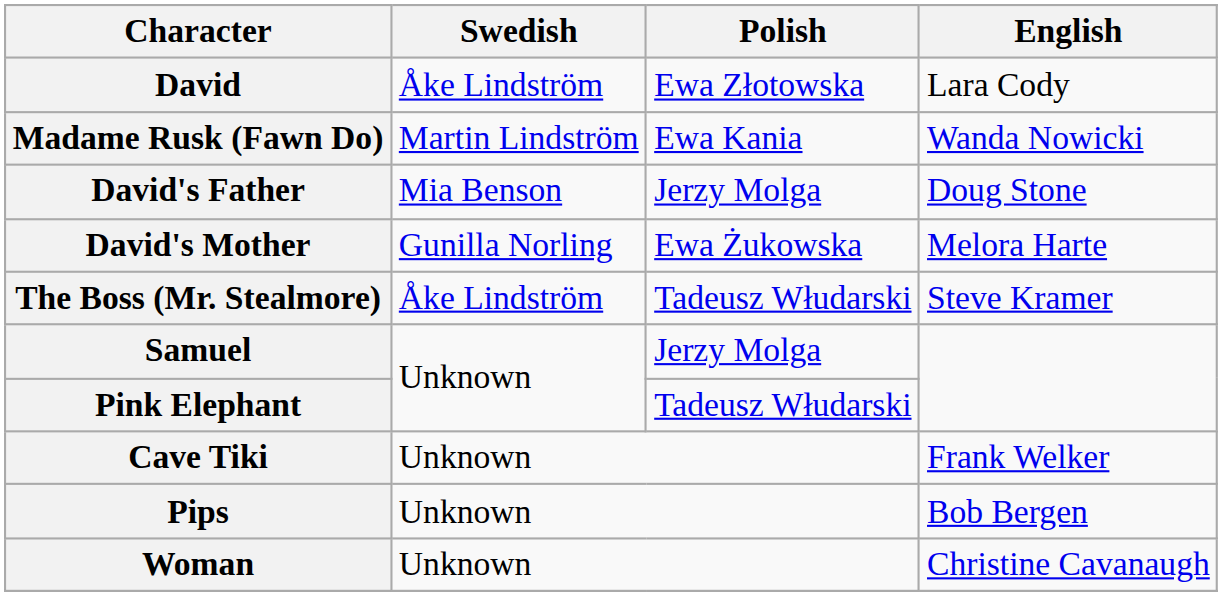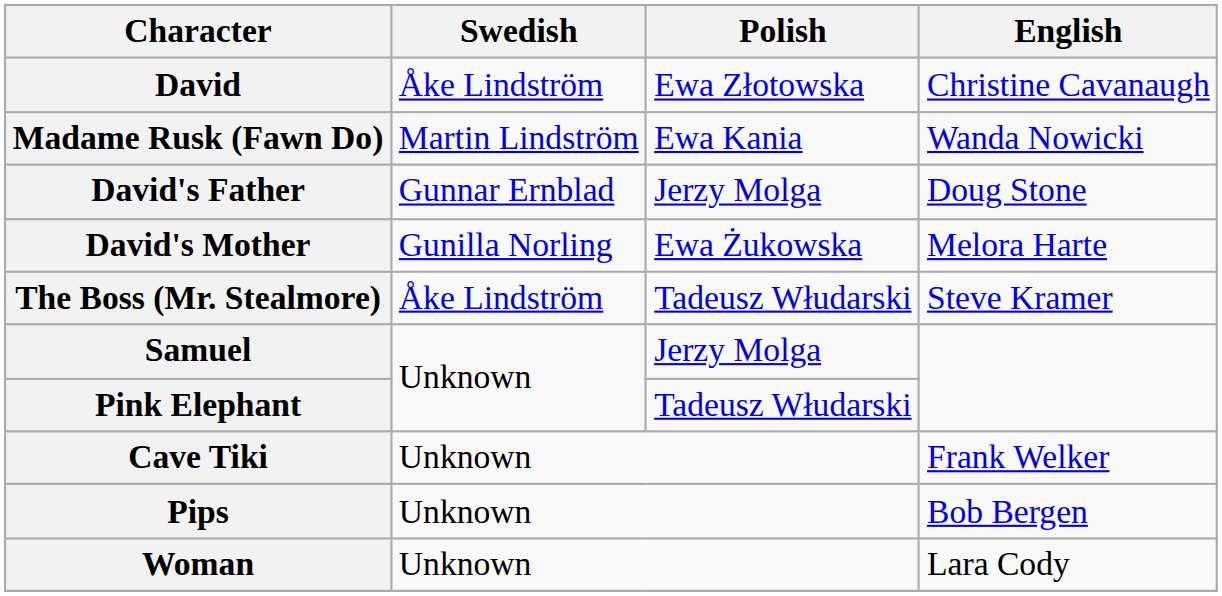(998, 84) Lara Cody -> (1068, 84) Christine Cavanaugh
(481, 191) Mia Benson -> (507, 191) Gunnar Ernblad
(1068, 564) Christine Cavanaugh -> (998, 564) Lara Cody
